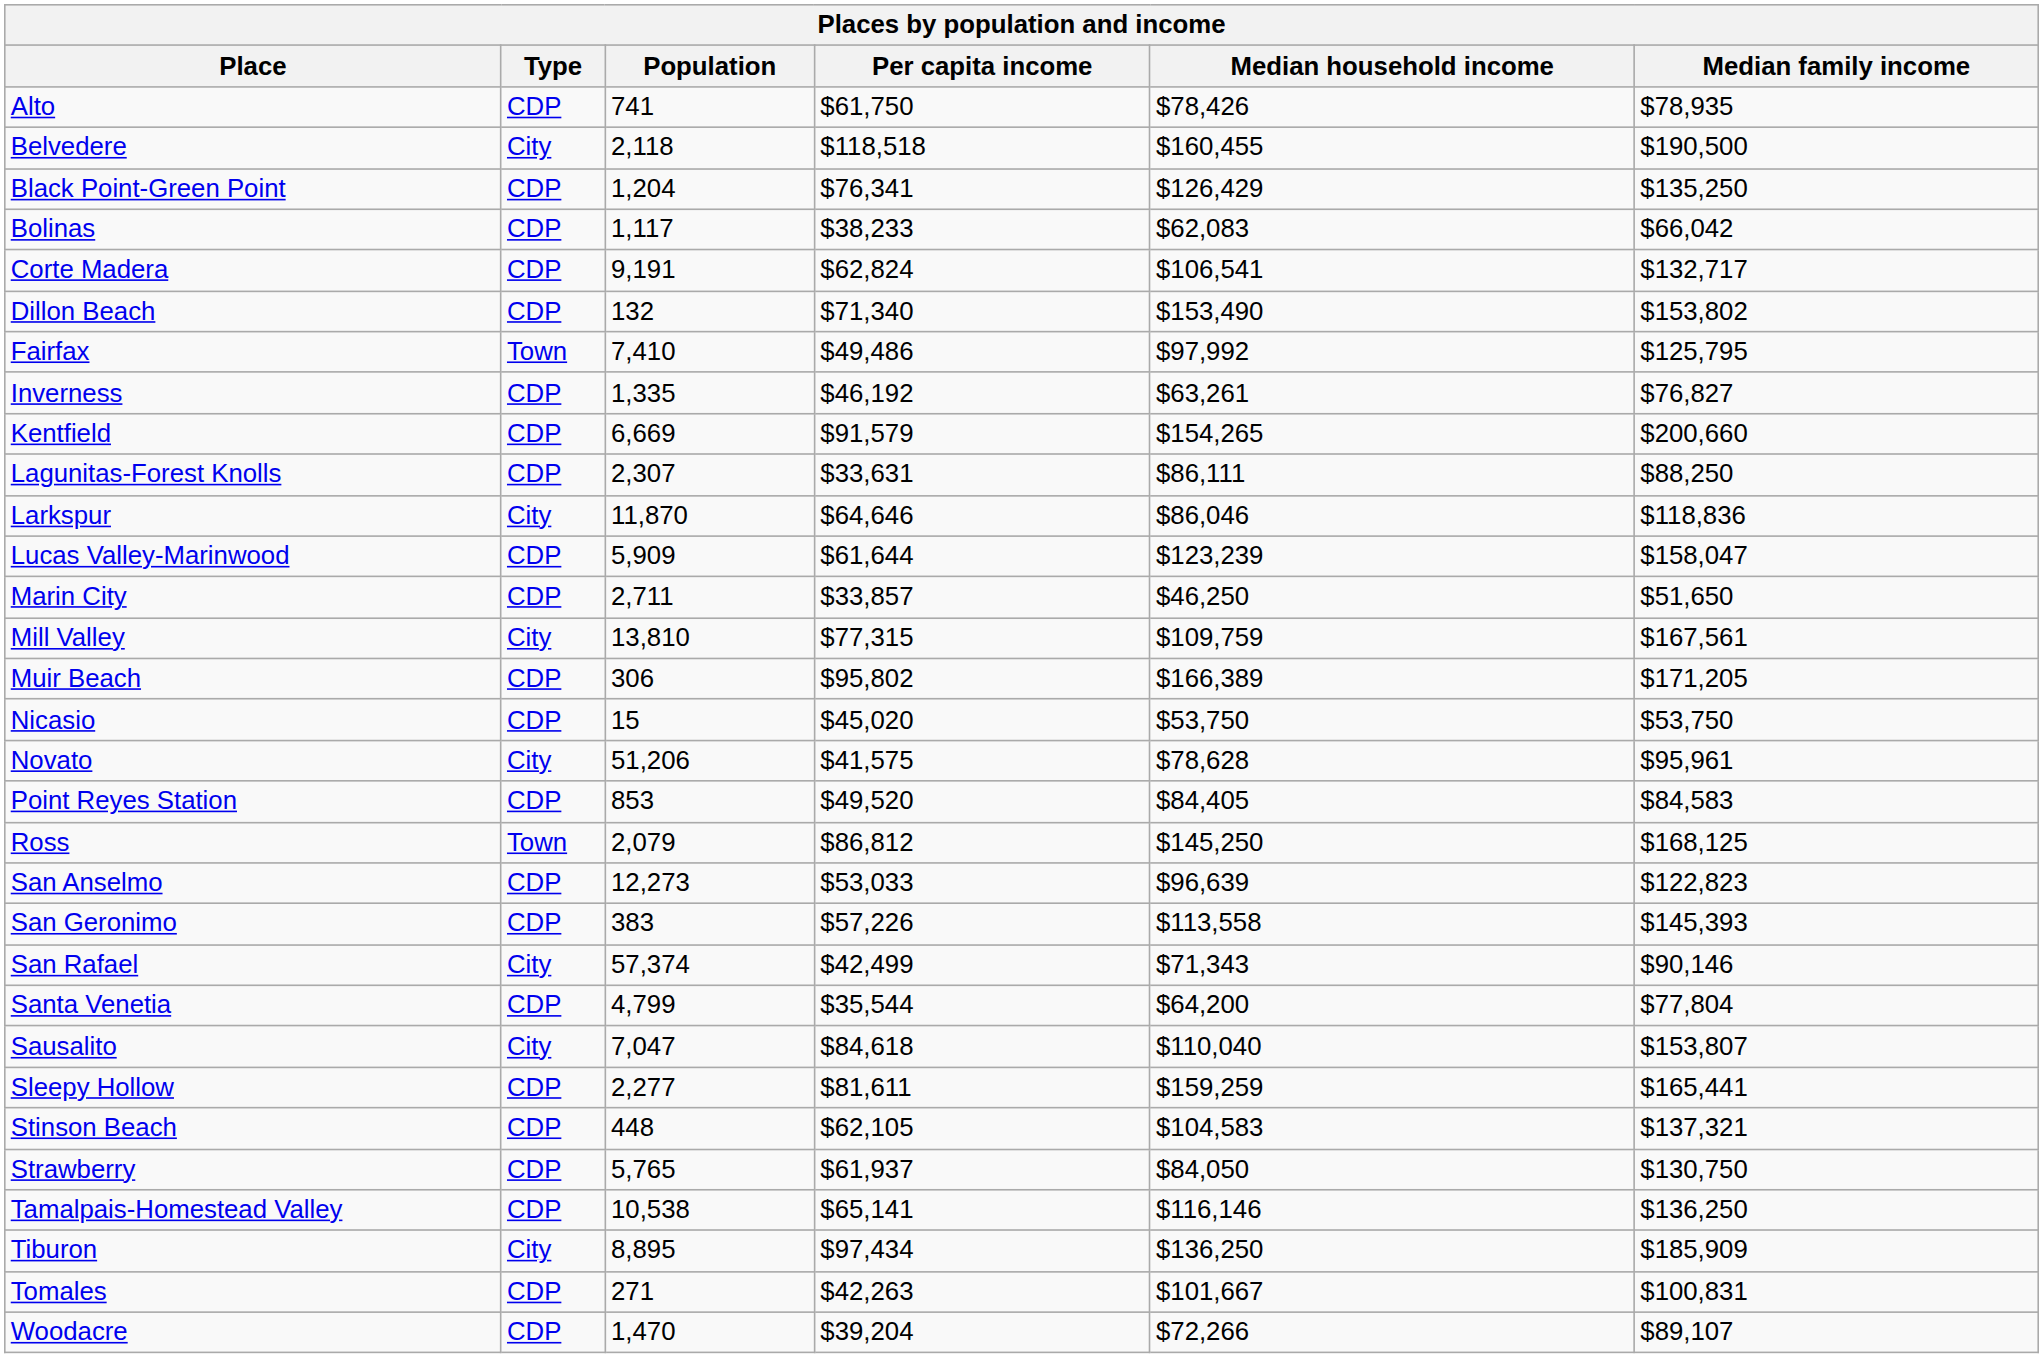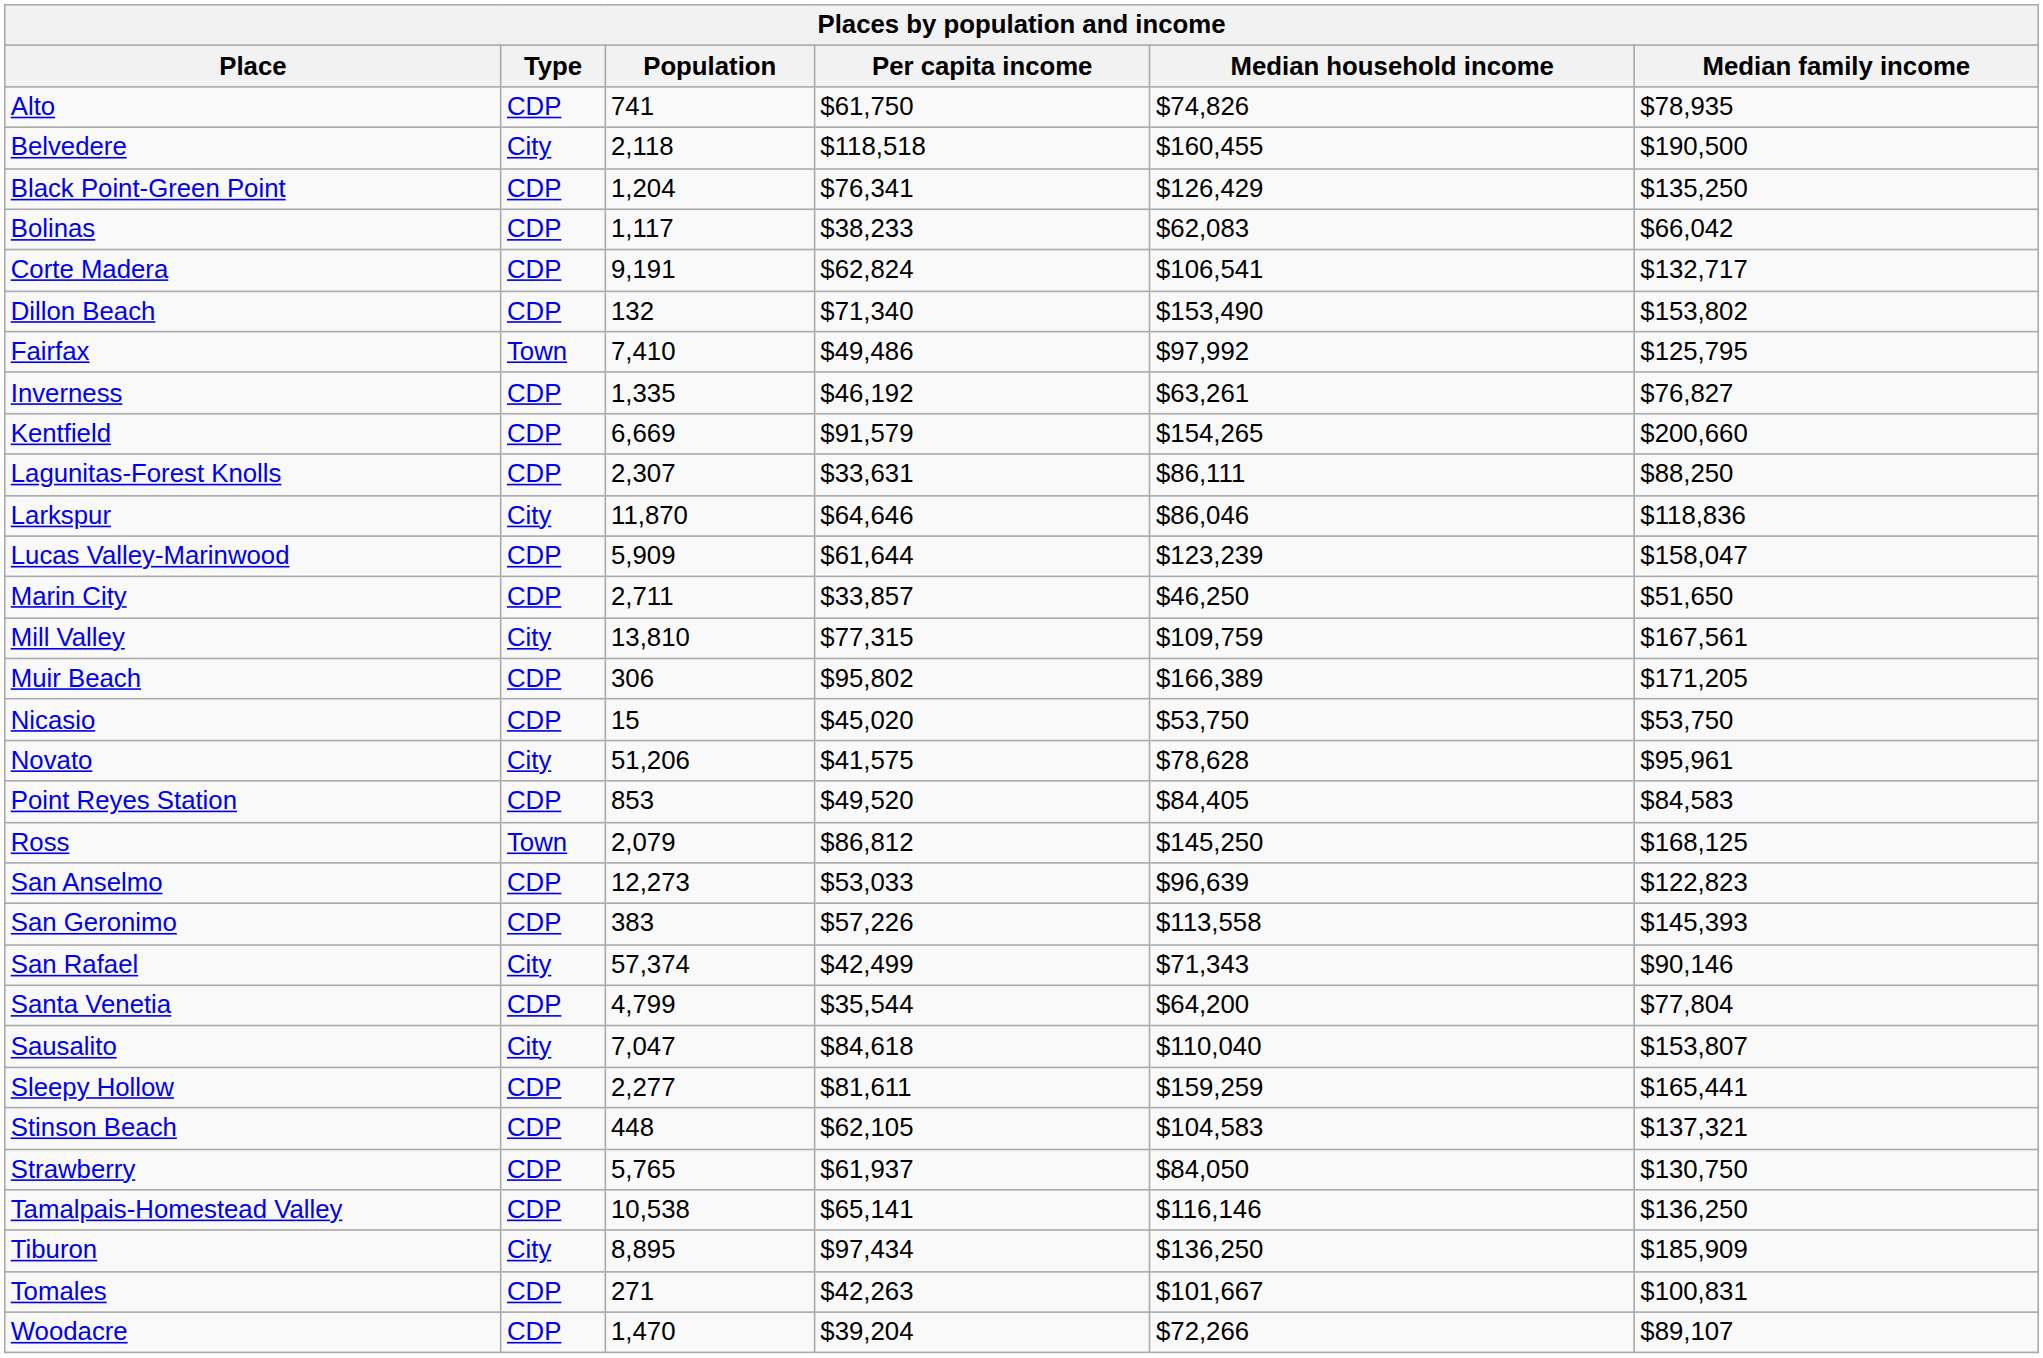(1203, 106) $78,426 -> (1203, 106) $74,826
